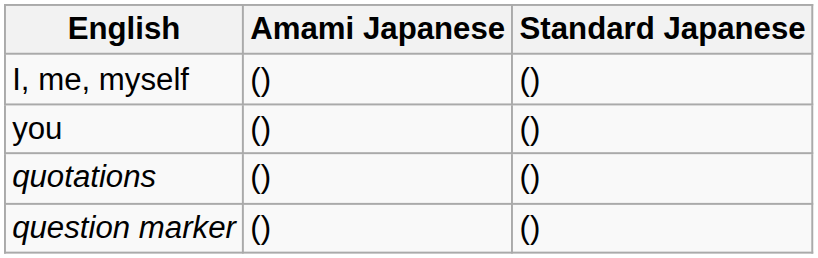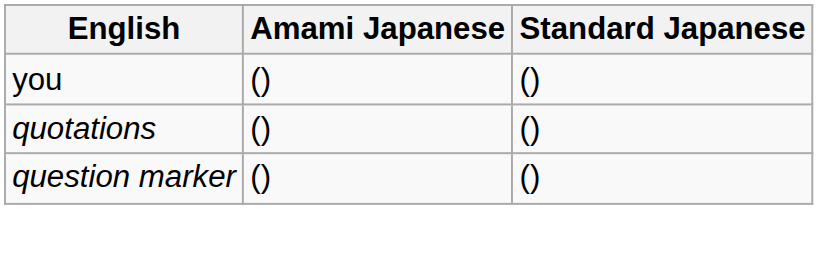- row: (101, 78)
